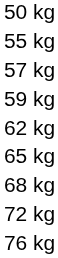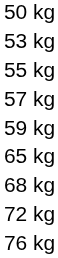+ row: (30, 41)
- row: (30, 127)
